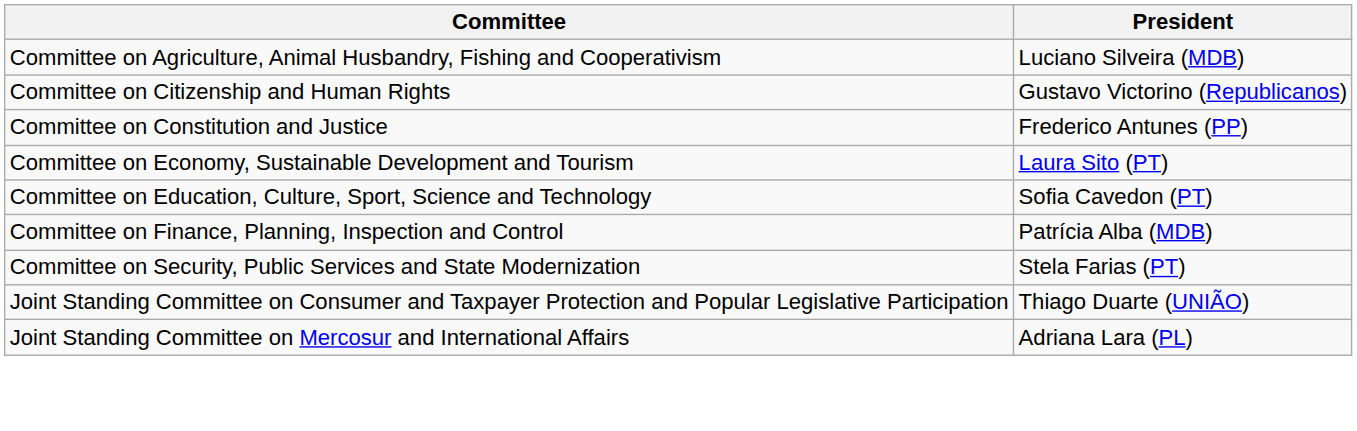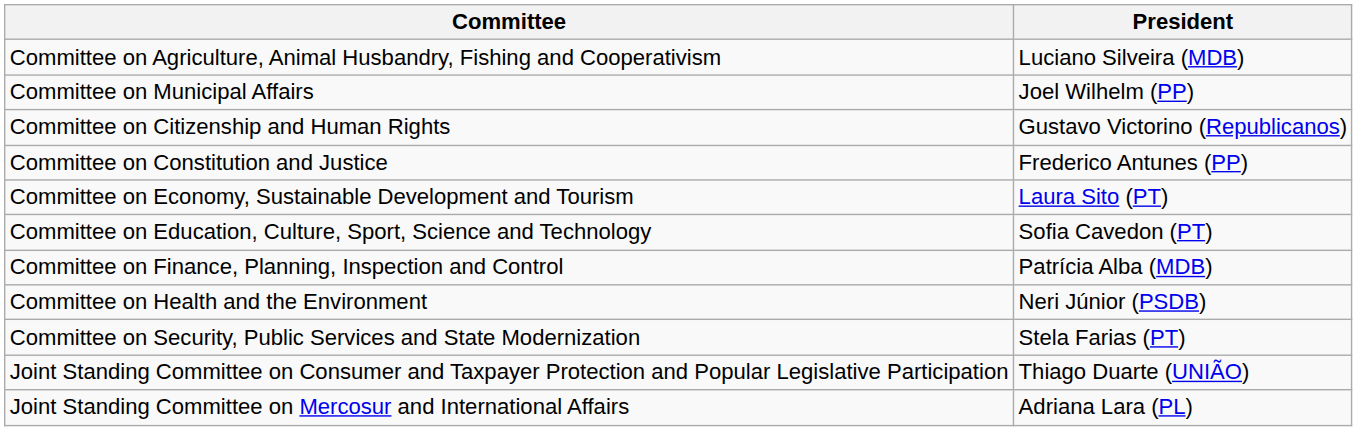+ row: (162, 92)
+ row: (218, 302)
